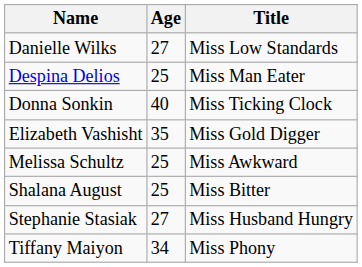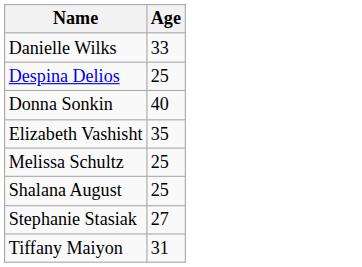- column: (271, 18)
(160, 47) 27 -> (160, 47) 33
(160, 248) 34 -> (160, 248) 31
